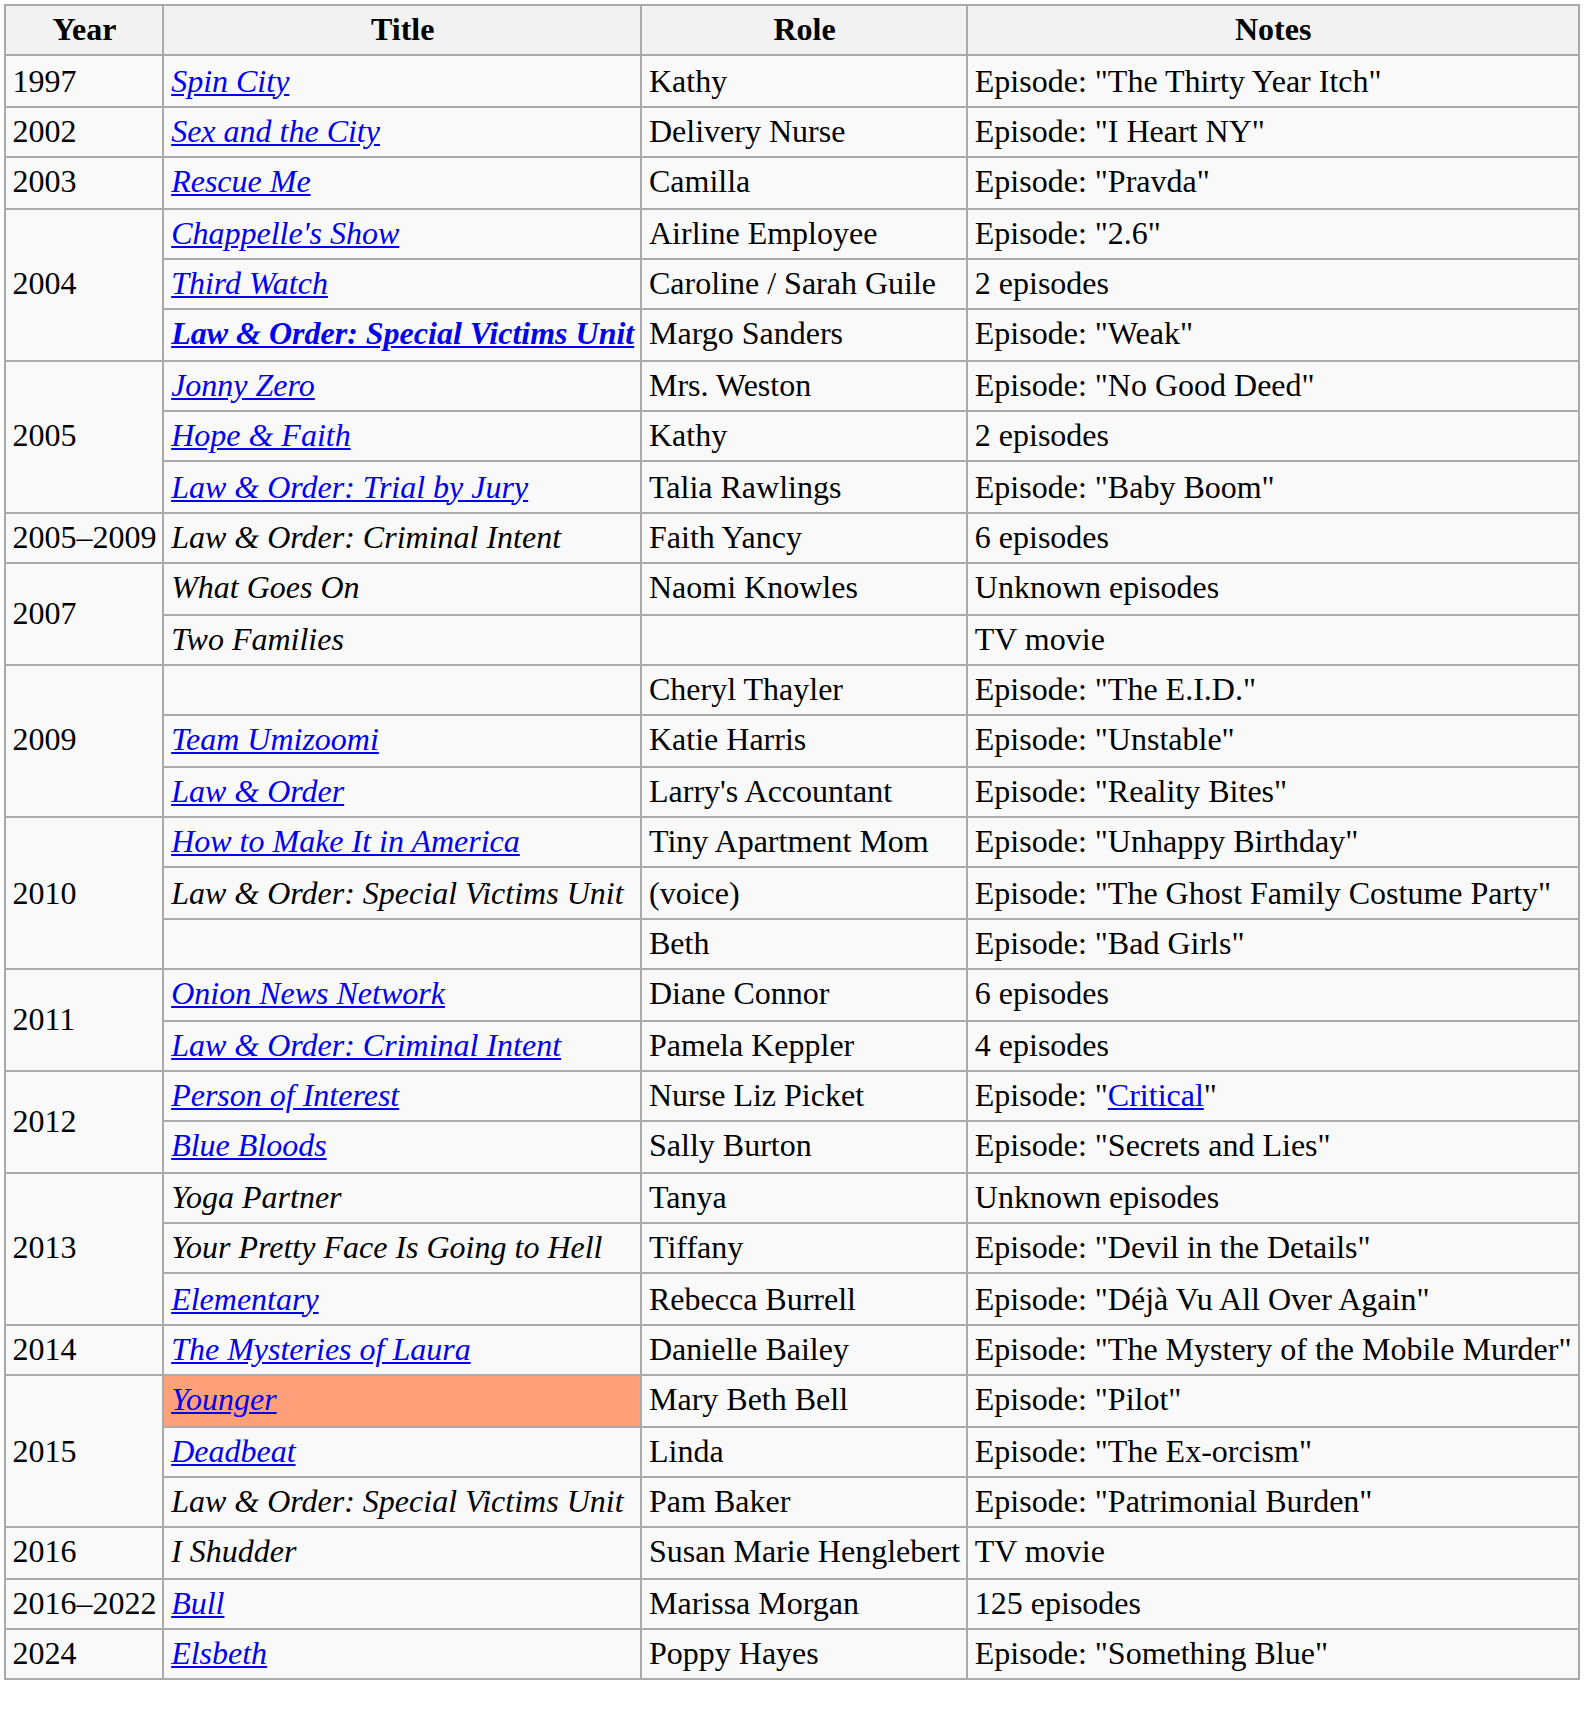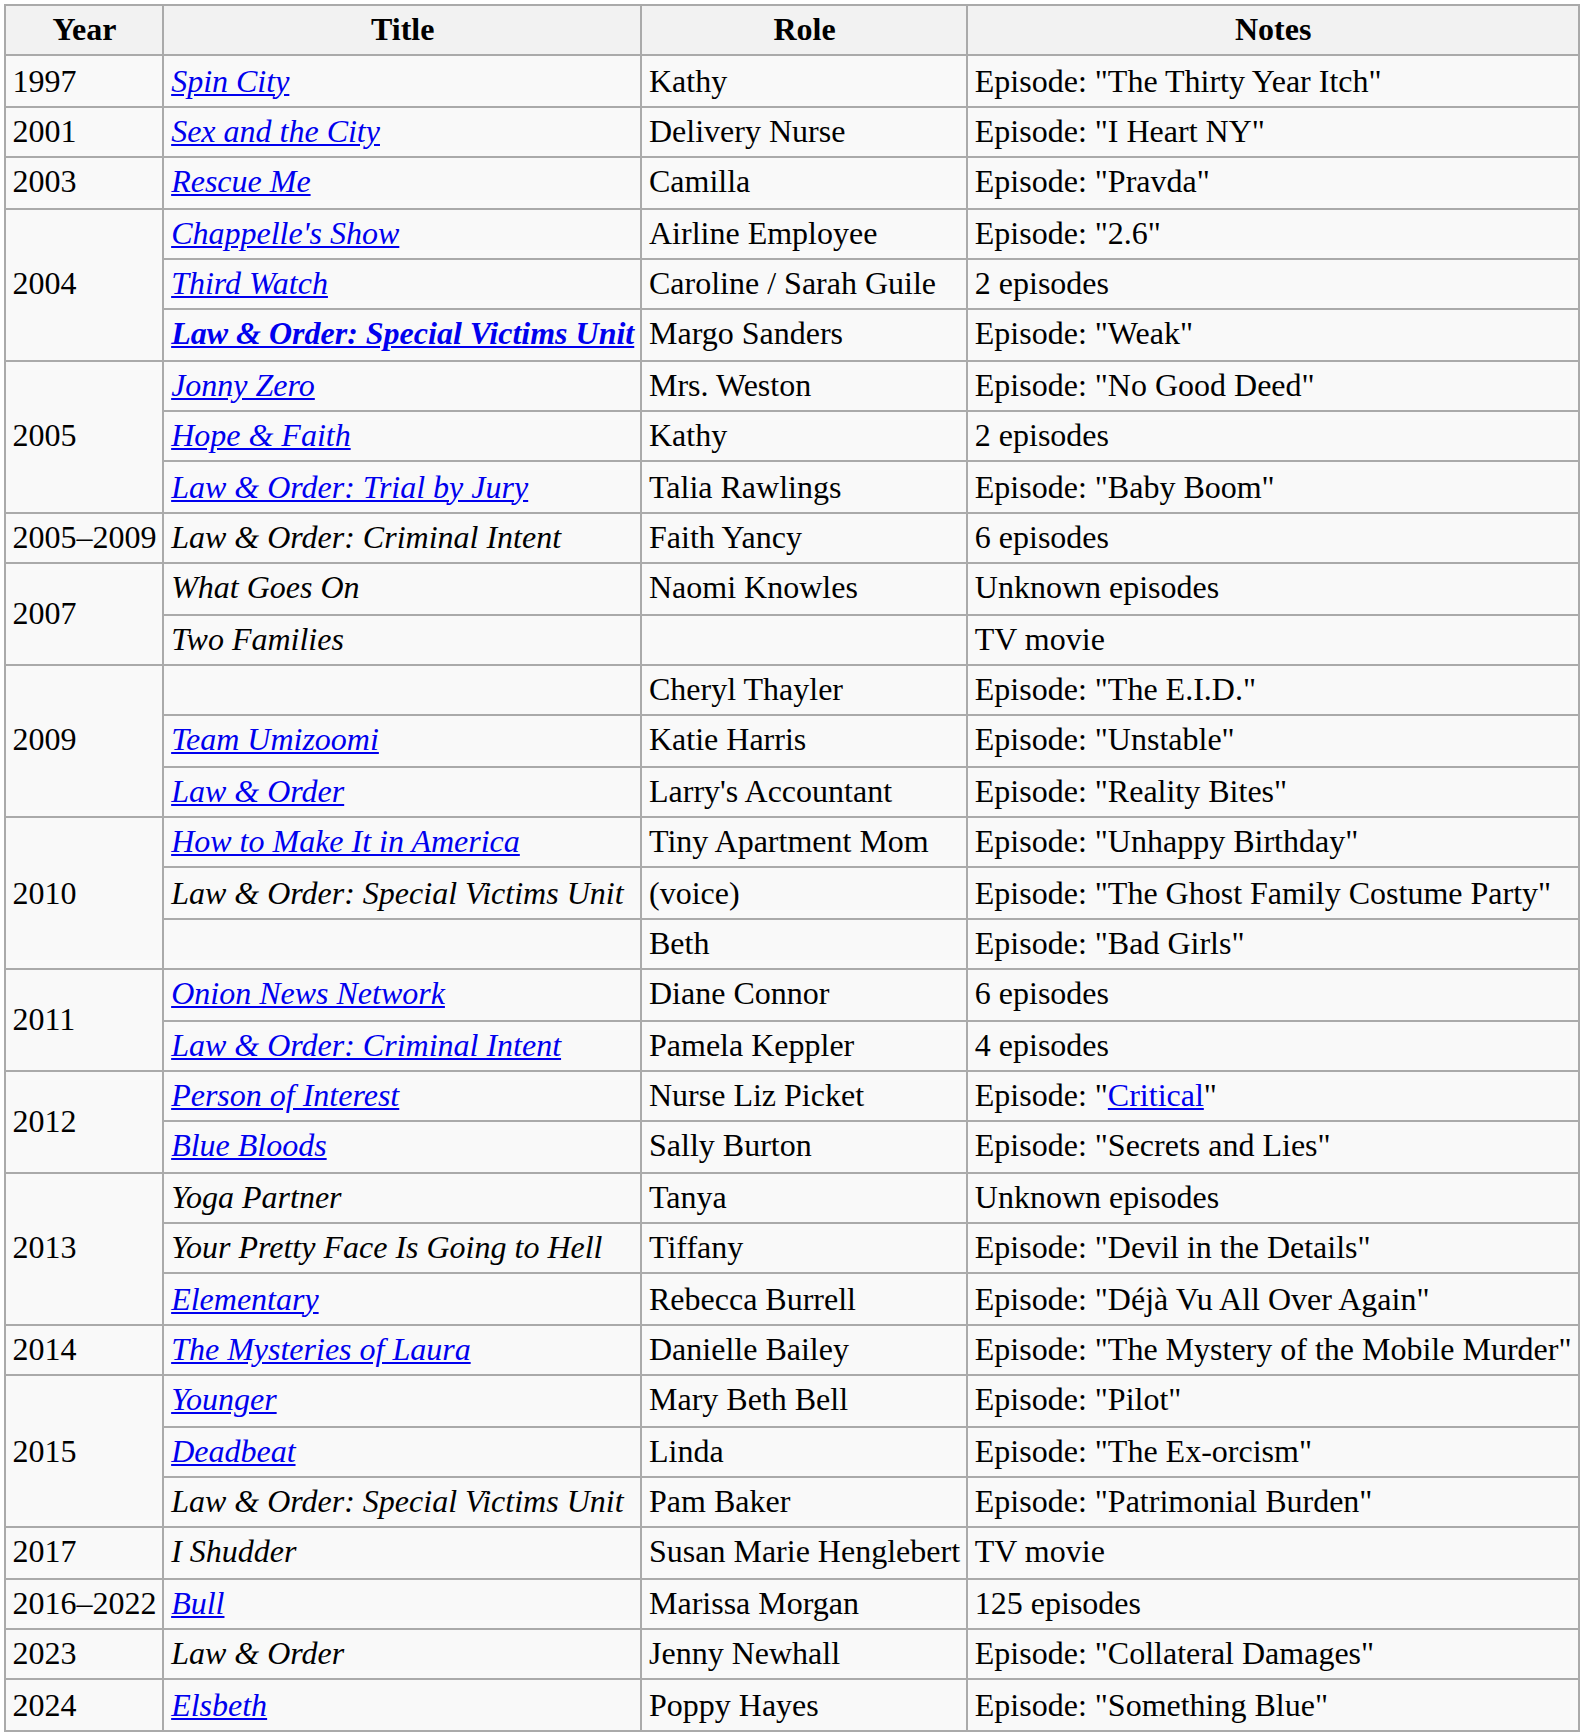(44, 131) 2002 -> (44, 131) 2001
(224, 1400) lightsalmon background -> (224, 1400) no background
(44, 1552) 2016 -> (44, 1552) 2017
+ row: (745, 1653)
